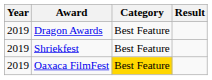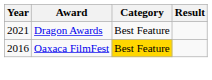(18, 30) 2019 -> (18, 30) 2021
- row: (56, 48)
(18, 65) 2019 -> (18, 48) 2016
